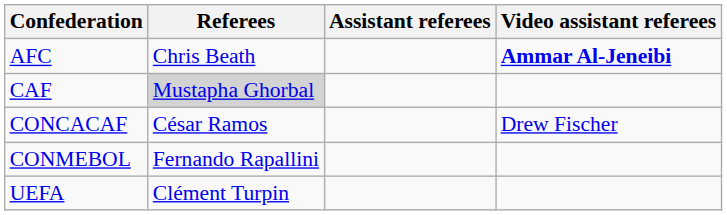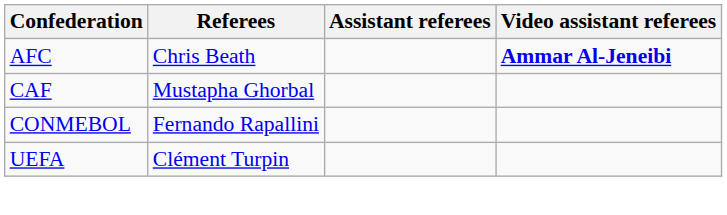(233, 90) lightgrey background -> (233, 90) no background
- row: (68, 124)
